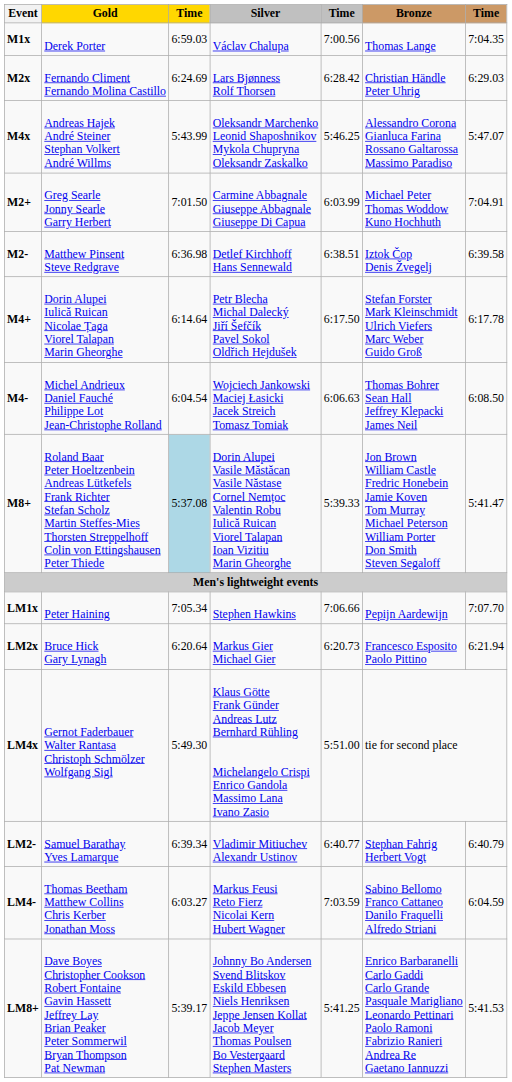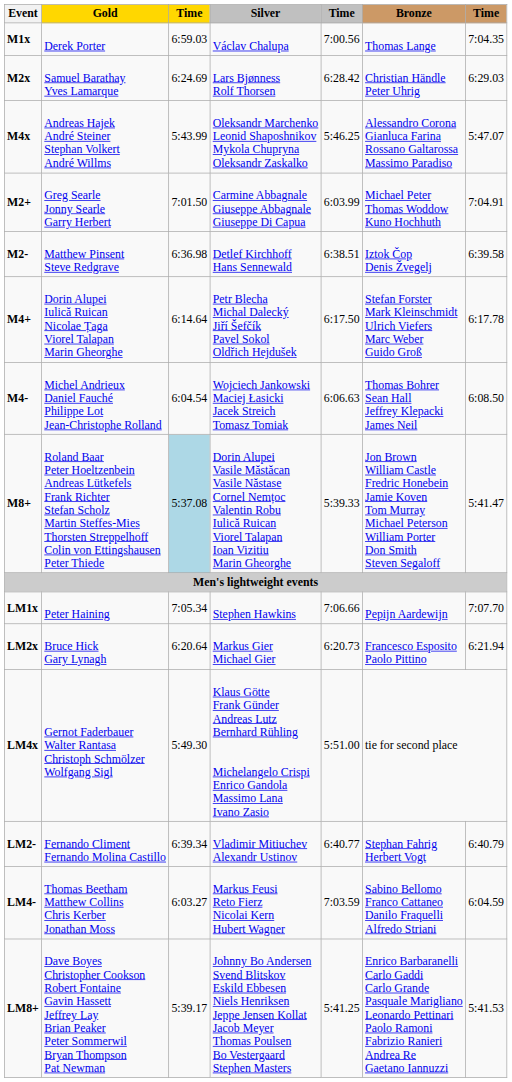(105, 84) Fernando Climent Fernando Molina Castillo -> (85, 84) Samuel Barathay Yves Lamarque
(85, 850) Samuel Barathay Yves Lamarque -> (105, 850) Fernando Climent Fernando Molina Castillo
